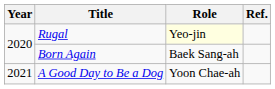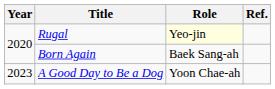(20, 73) 2021 -> (20, 73) 2023
